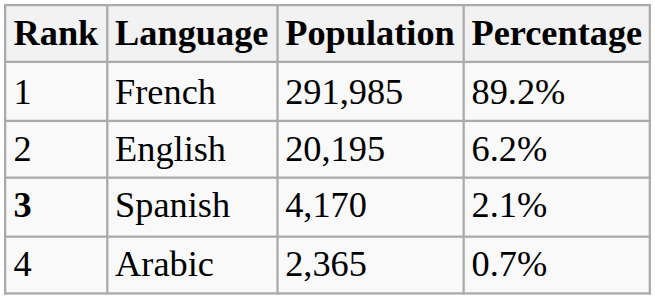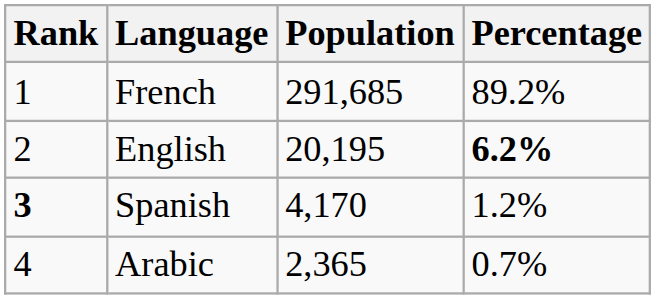(344, 90) 291,985 -> (344, 90) 291,685
(509, 148) normal -> (512, 148) bold
(509, 206) 2.1% -> (509, 206) 1.2%
